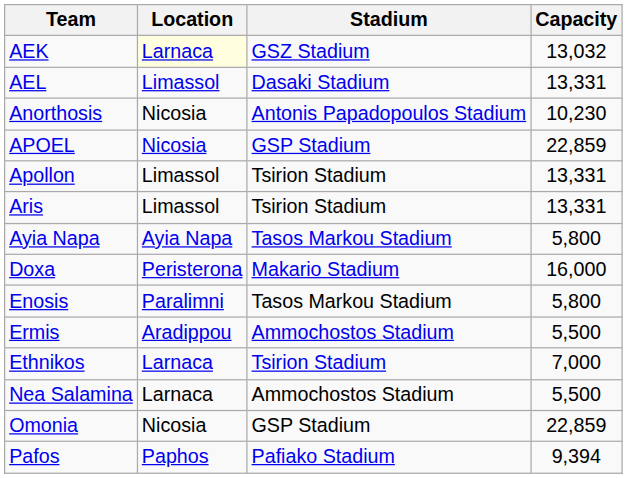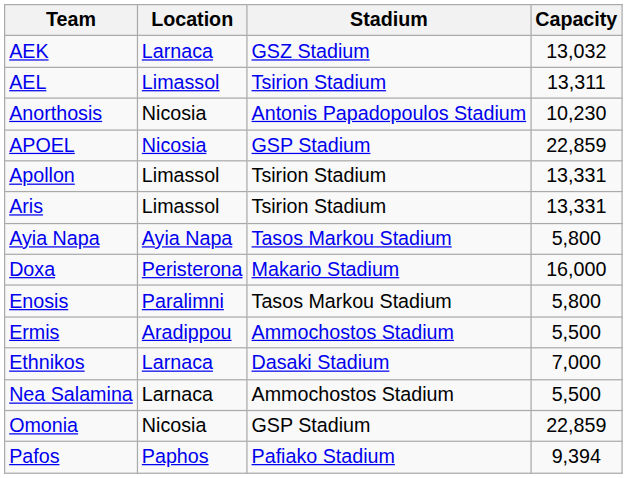(177, 51) lightyellow background -> (177, 51) no background
(320, 82) Dasaki Stadium -> (319, 82) Tsirion Stadium
(576, 82) 13,331 -> (576, 82) 13,311
(319, 363) Tsirion Stadium -> (320, 363) Dasaki Stadium
